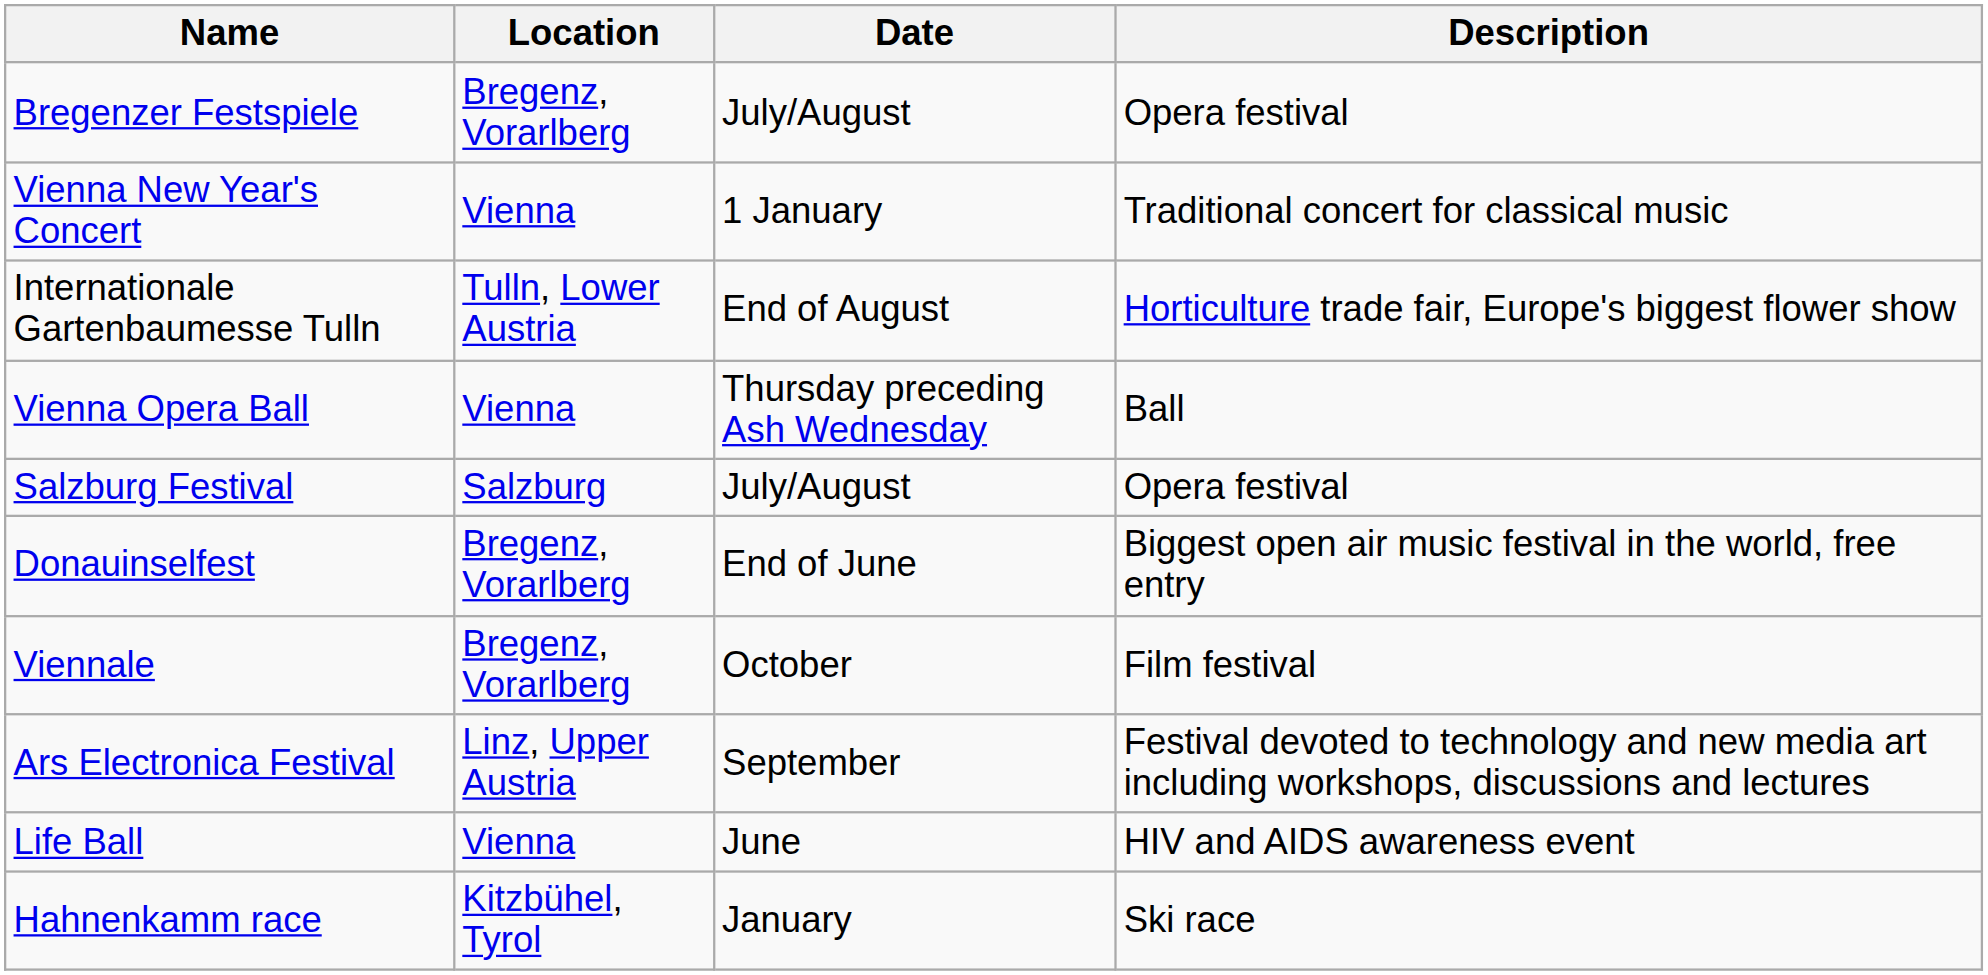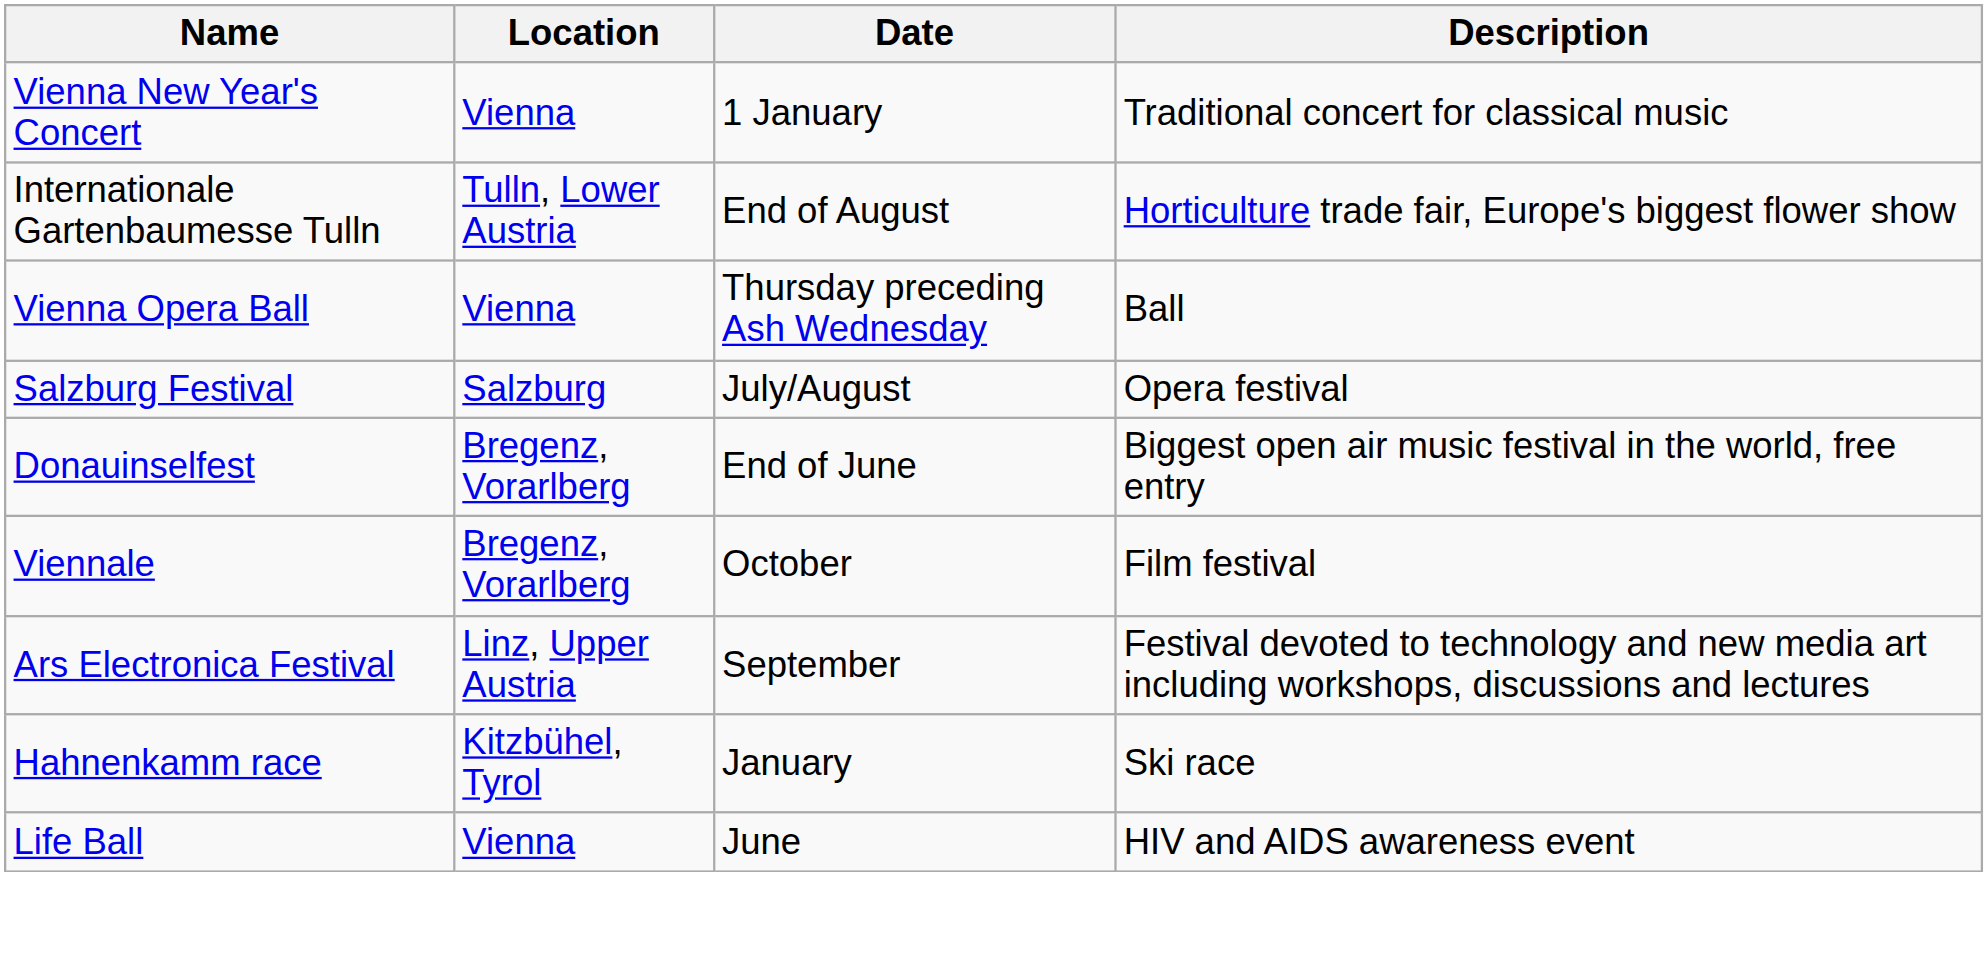- row: (186, 111)
rows swapped: (168, 919) <-> (78, 841)
